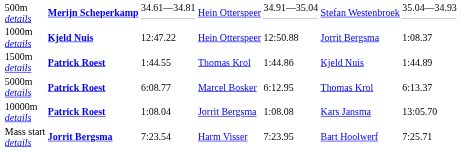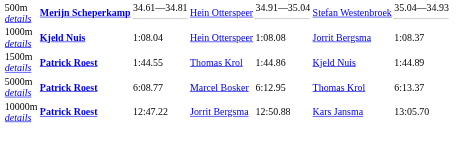(158, 38) 12:47.22 -> (148, 38) 1:08.04
(281, 38) 12:50.88 -> (271, 38) 1:08.08
(156, 112) 1:08.04 -> (150, 112) 12:47.22
(279, 112) 1:08.08 -> (273, 112) 12:50.88
- row: (25, 137)
